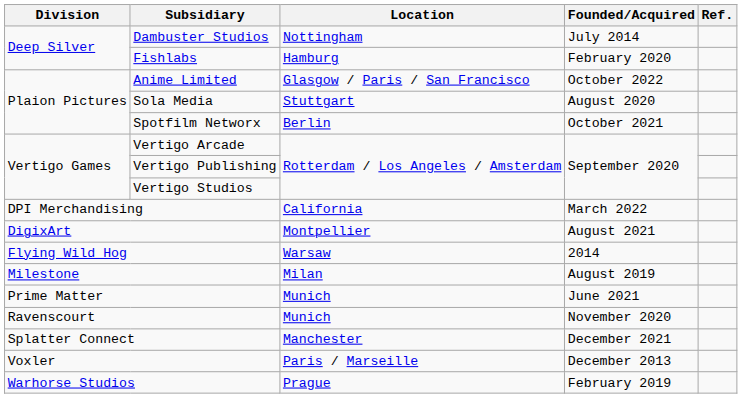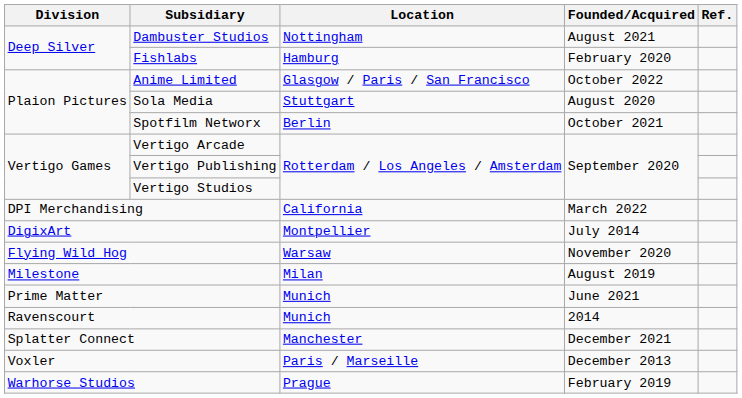(604, 37) July 2014 -> (612, 37) August 2021
(612, 231) August 2021 -> (604, 231) July 2014
(584, 253) 2014 -> (619, 253) November 2020
(619, 318) November 2020 -> (584, 318) 2014
